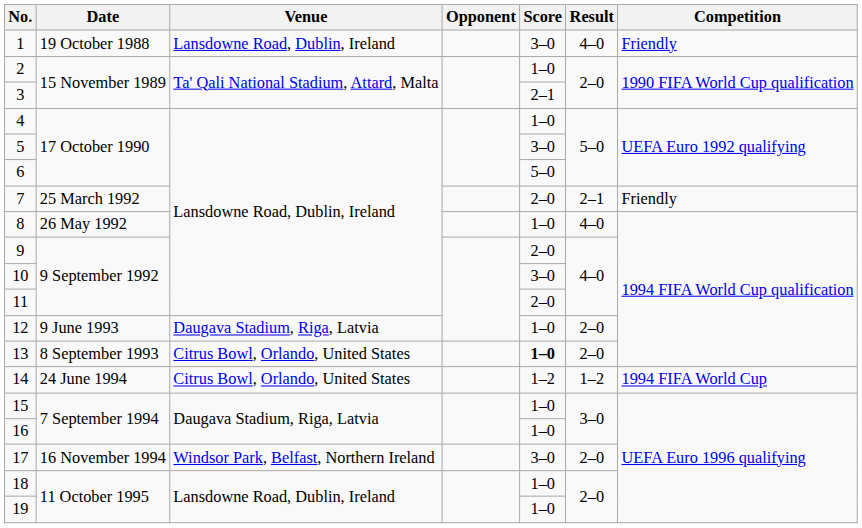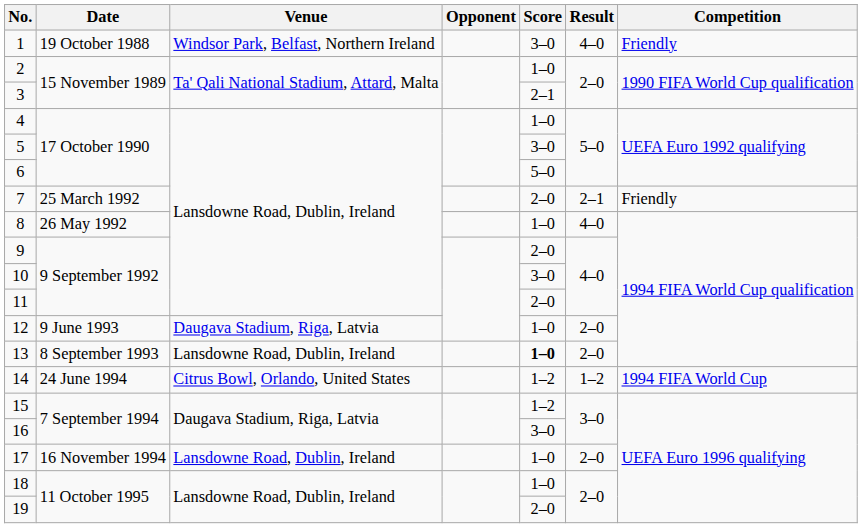(284, 43) Lansdowne Road, Dublin, Ireland -> (304, 43) Windsor Park, Belfast, Northern Ireland
(292, 353) Citrus Bowl, Orlando, United States -> (284, 353) Lansdowne Road, Dublin, Ireland
(543, 405) 1–0 -> (543, 405) 1–2
(543, 431) 1–0 -> (543, 431) 3–0
(304, 457) Windsor Park, Belfast, Northern Ireland -> (284, 457) Lansdowne Road, Dublin, Ireland
(543, 457) 3–0 -> (543, 457) 1–0
(543, 509) 1–0 -> (543, 509) 2–0
